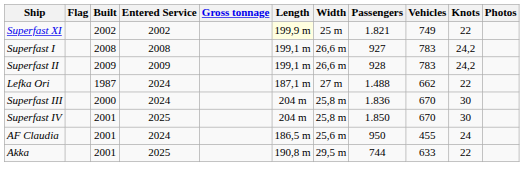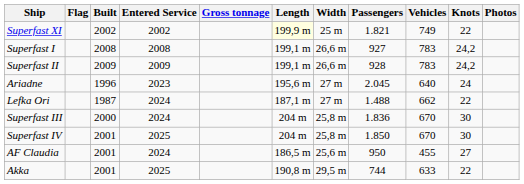+ row: (25, 83)
(466, 135) 24 -> (466, 153) 27
